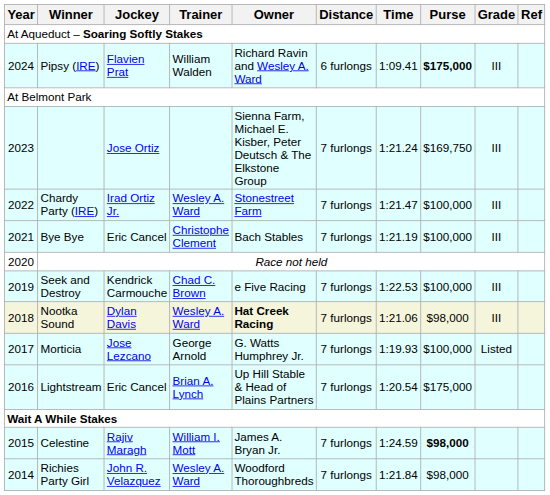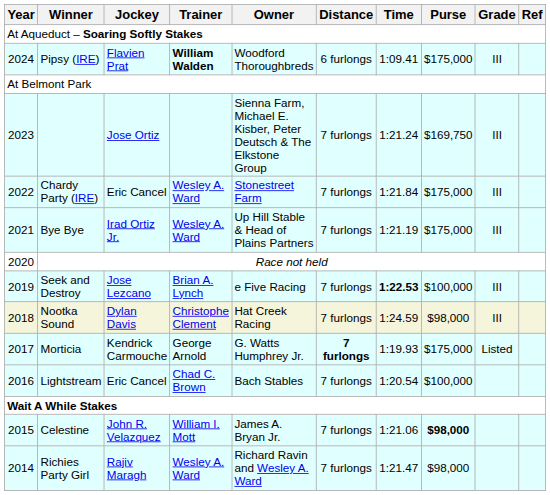(192, 66) normal -> (193, 59) bold
(272, 66) Richard Ravin and Wesley A. Ward -> (274, 59) Woodford Thoroughbreds
(448, 66) bold -> (448, 59) normal
(131, 205) Irad Ortiz Jr. -> (137, 192) Eric Cancel
(398, 205) 1:21.47 -> (399, 192) 1:21.84
(448, 205) $100,000 -> (448, 192) $175,000
(137, 236) Eric Cancel -> (131, 230) Irad Ortiz Jr.
(201, 236) Christophe Clement -> (198, 230) Wesley A. Ward
(269, 236) Bach Stables -> (274, 230) Up Hill Stable & Head of Plains Partners
(448, 236) $100,000 -> (448, 230) $175,000
(137, 286) Kendrick Carmouche -> (129, 286) Jose Lezcano
(194, 286) Chad C. Brown -> (193, 286) Brian A. Lynch
(398, 286) normal -> (399, 286) bold
(198, 318) Wesley A. Ward -> (201, 318) Christophe Clement
(262, 318) bold -> (261, 318) normal
(398, 318) 1:21.06 -> (399, 318) 1:24.59
(129, 349) Jose Lezcano -> (137, 349) Kendrick Carmouche
(346, 349) normal -> (346, 349) bold
(448, 349) $100,000 -> (448, 349) $175,000
(193, 387) Brian A. Lynch -> (194, 380) Chad C. Brown
(274, 387) Up Hill Stable & Head of Plains Partners -> (269, 380) Bach Stables
(448, 387) $175,000 -> (448, 380) $100,000
(127, 443) Rajiv Maragh -> (134, 430) John R. Velazquez
(398, 443) 1:24.59 -> (399, 430) 1:21.06
(134, 475) John R. Velazquez -> (127, 468) Rajiv Maragh
(274, 475) Woodford Thoroughbreds -> (272, 468) Richard Ravin and Wesley A. Ward
(398, 475) 1:21.84 -> (399, 468) 1:21.47
